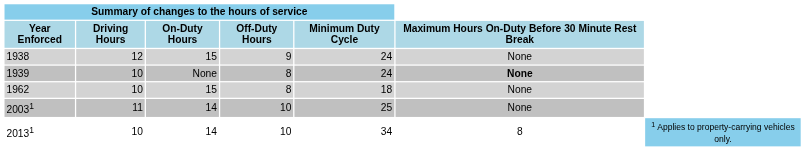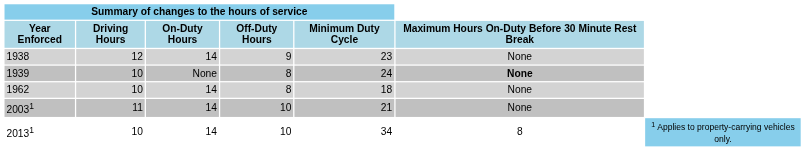(211, 56) 15 -> (211, 56) 14
(387, 56) 24 -> (387, 56) 23
(211, 90) 15 -> (211, 90) 14
(387, 108) 25 -> (387, 108) 21
